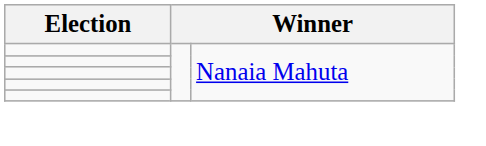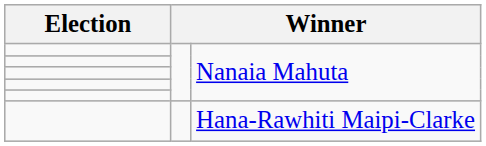+ row: (88, 121)
